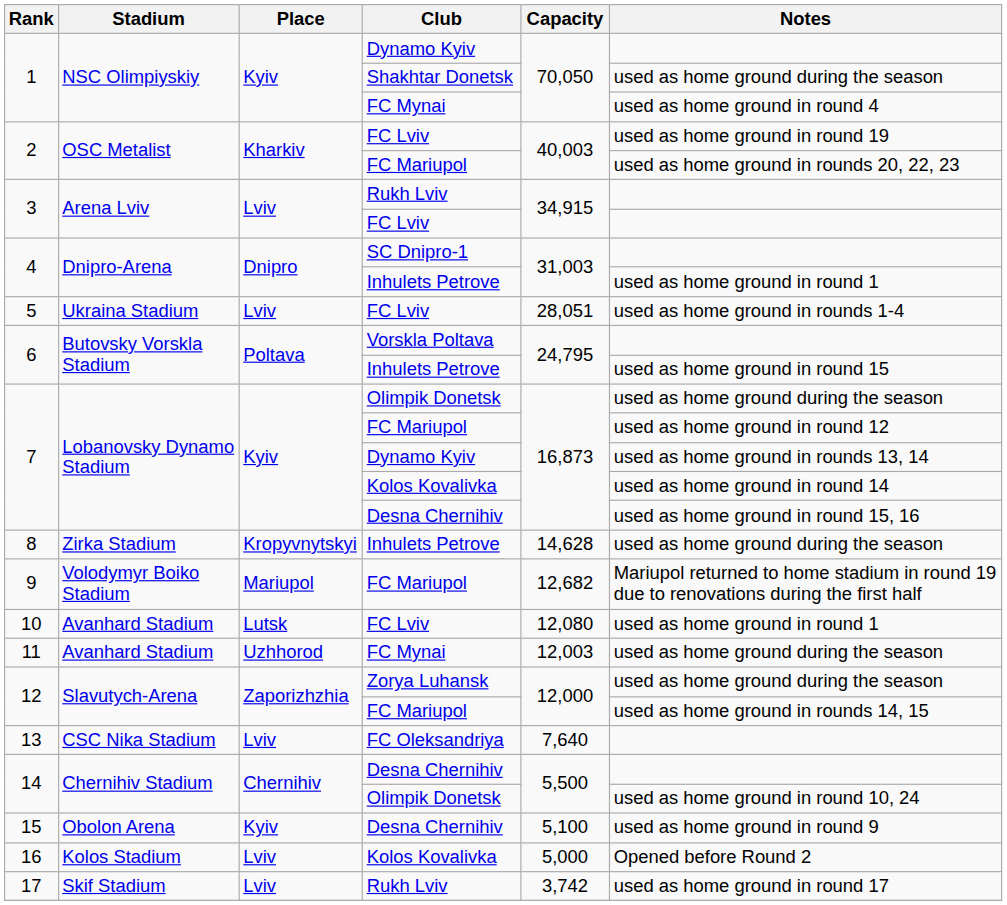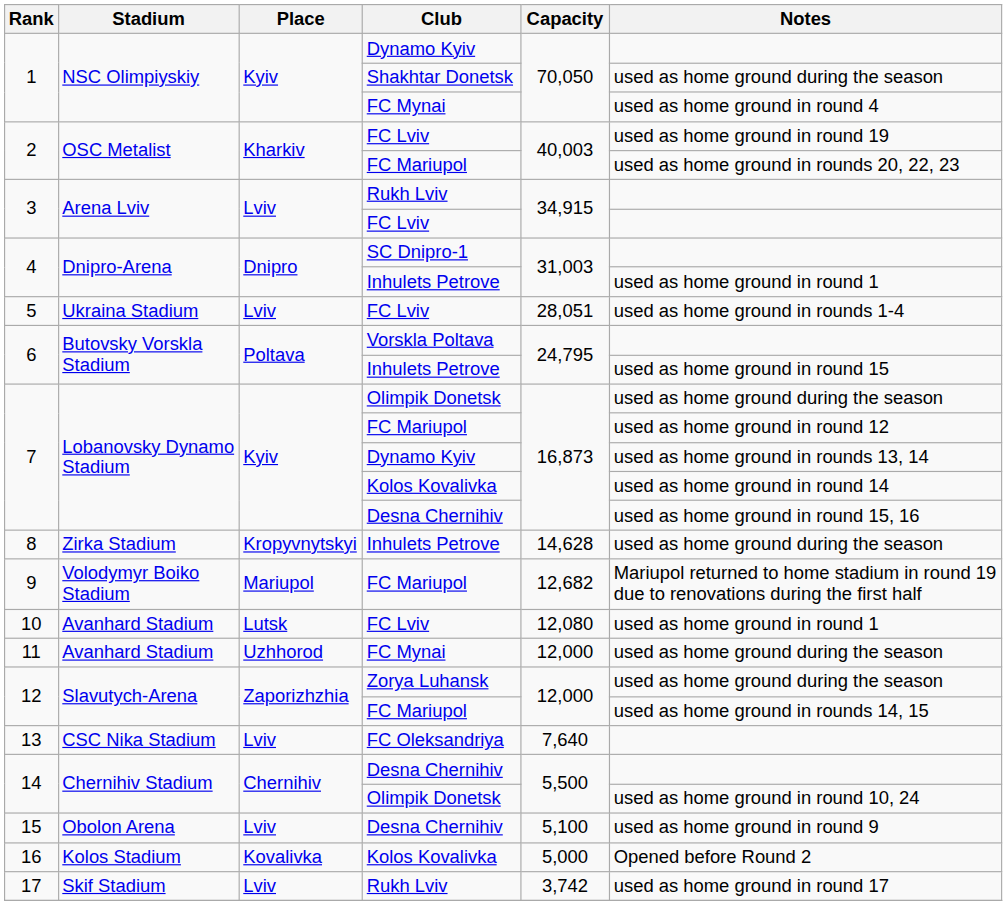(565, 652) 12,003 -> (565, 652) 12,000
(261, 827) Kyiv -> (260, 827) Lviv
(260, 856) Lviv -> (283, 856) Kovalivka
